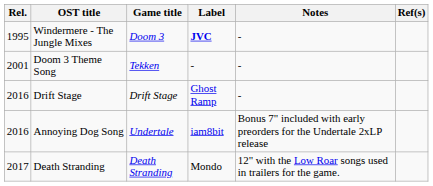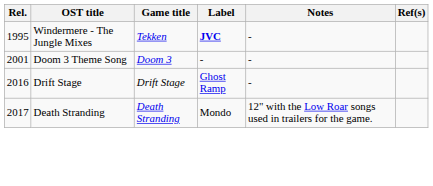(147, 36) Doom 3 -> (152, 36) Tekken
(144, 65) Tekken -> (154, 59) Doom 3
- row: (79, 131)
